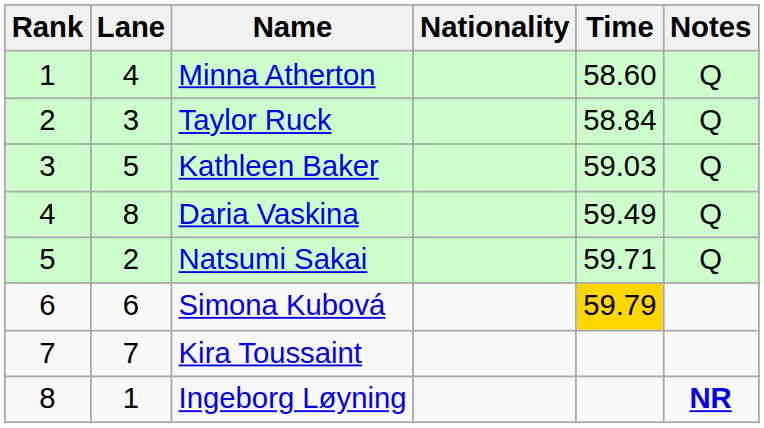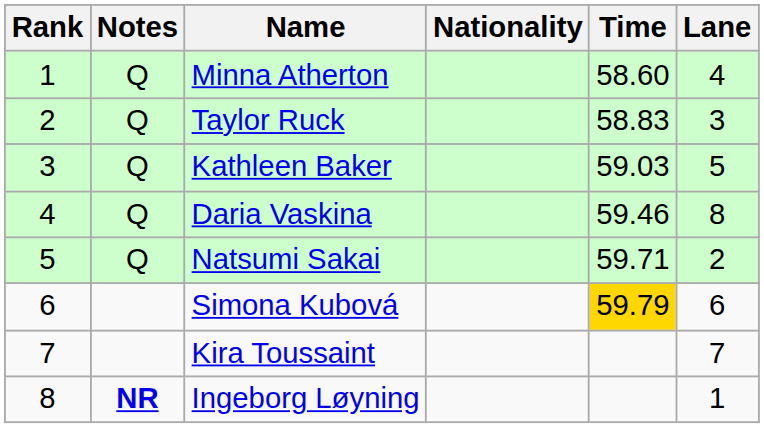columns swapped: (131, 27) <-> (711, 27)
(620, 120) 58.84 -> (633, 120) 58.83
(620, 213) 59.49 -> (633, 213) 59.46
